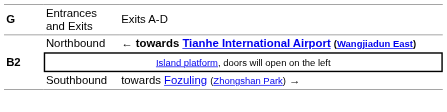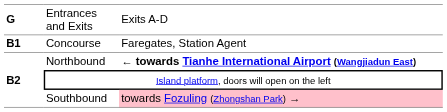+ row: (73, 43)
(211, 80) no background -> (211, 98) pink background
